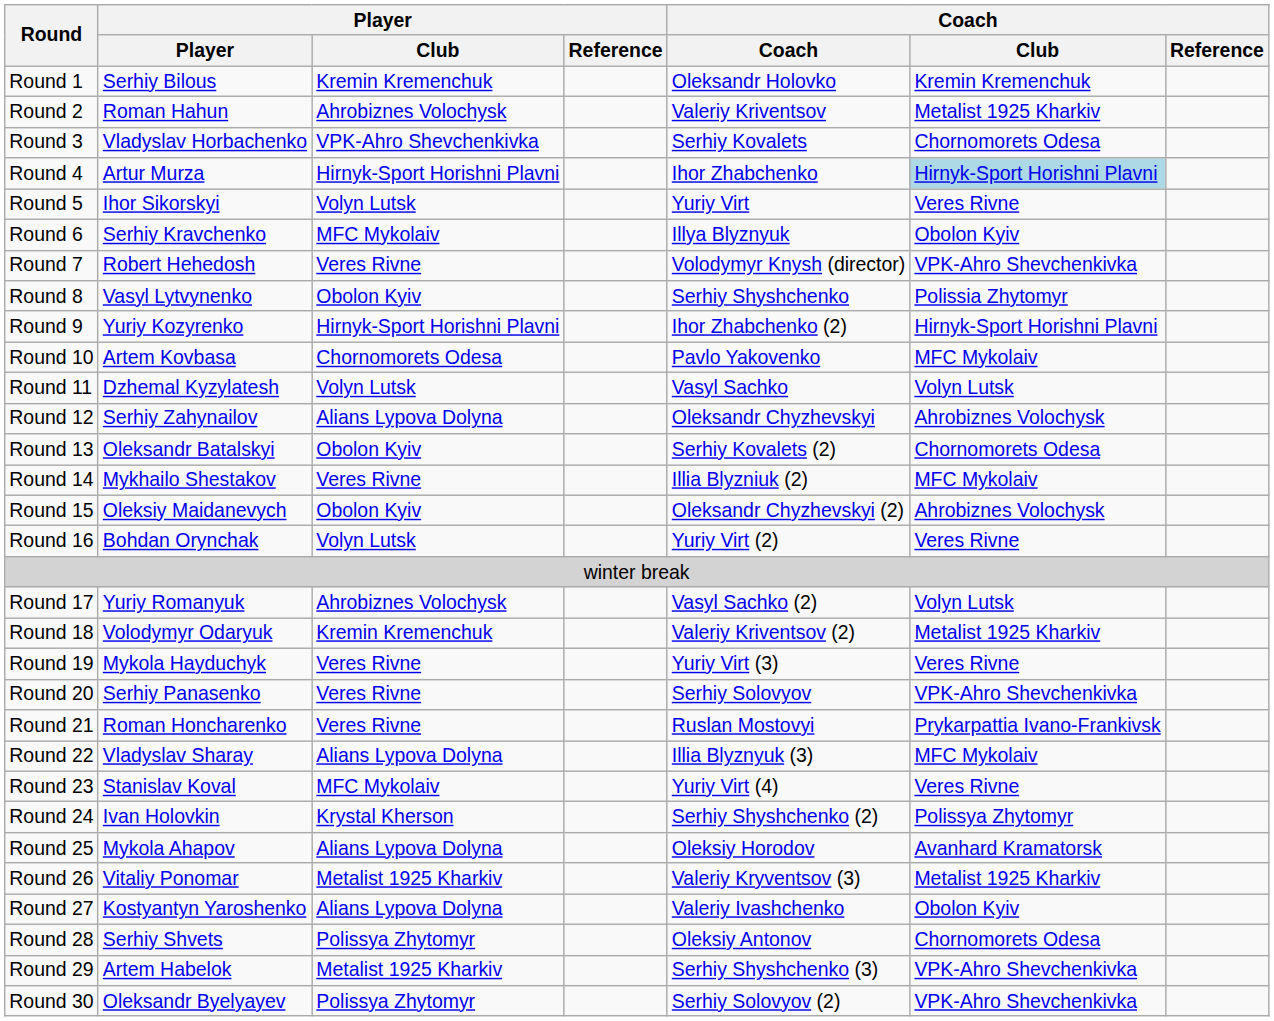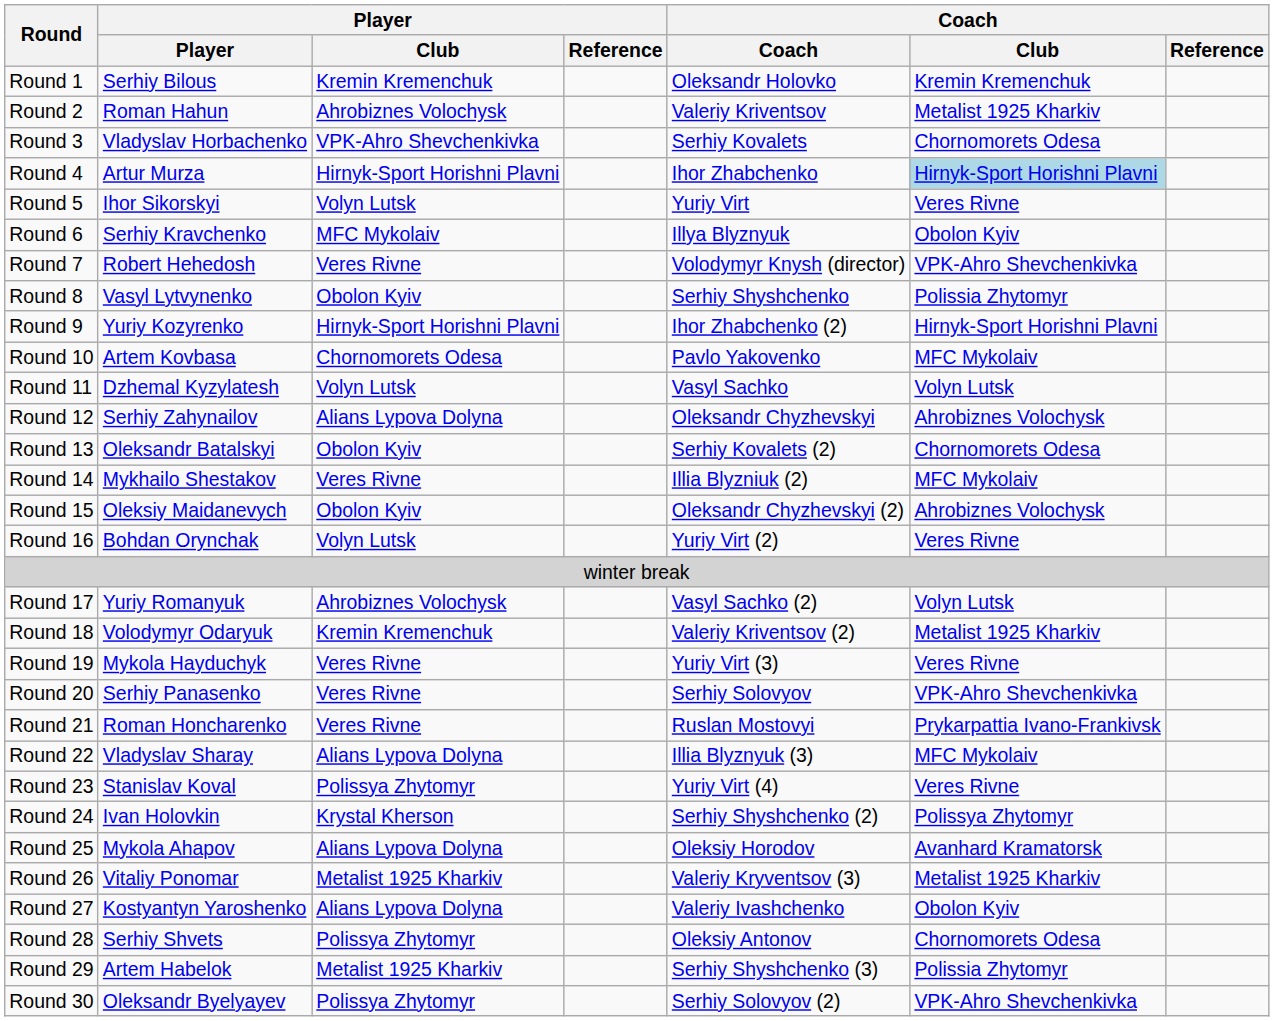(378, 786) MFC Mykolaiv -> (396, 786) Polissya Zhytomyr
(1026, 970) VPK-Ahro Shevchenkivka -> (991, 970) Polissia Zhytomyr
